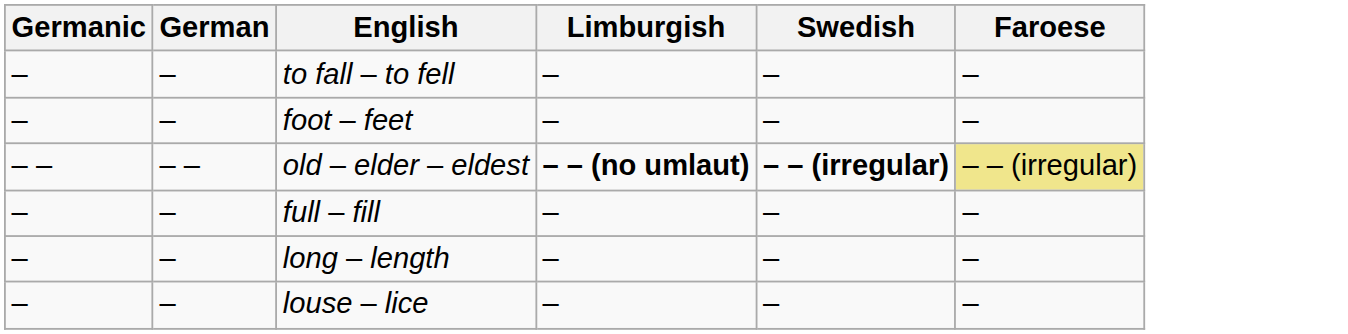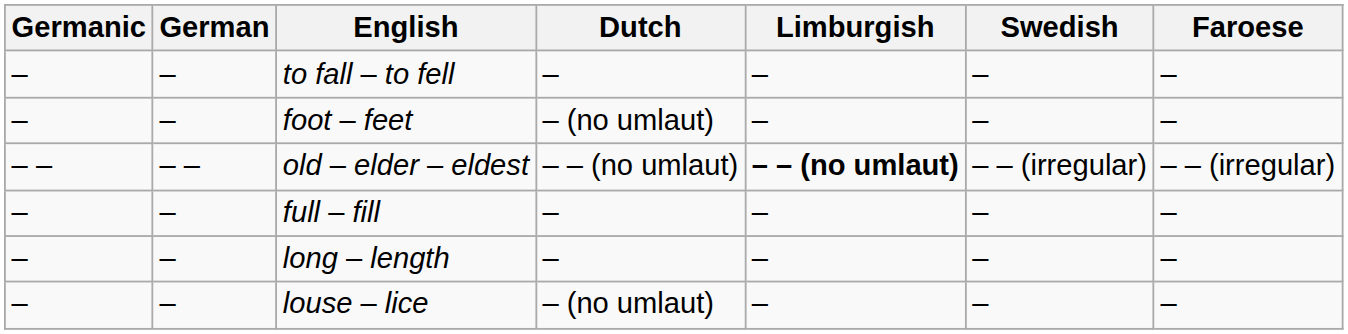+ column: (640, 27)
(856, 166) bold -> (1060, 166) normal
(1050, 166) khaki background -> (1248, 166) no background
